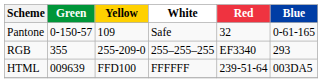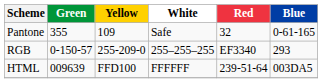(71, 31) 0-150-57 -> (59, 31) 355
(59, 50) 355 -> (71, 50) 0-150-57
